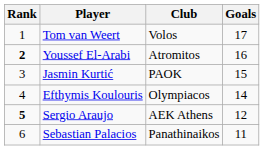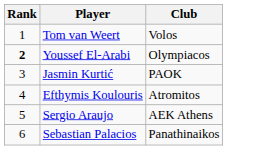- column: (241, 14)
(174, 54) Atromitos -> (179, 54) Olympiacos
(179, 94) Olympiacos -> (174, 94) Atromitos
(22, 114) bold -> (22, 114) normal
